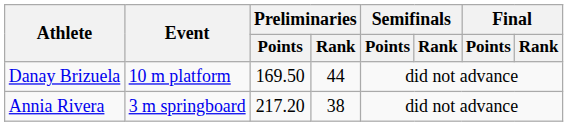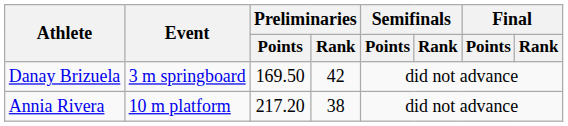(180, 76) 10 m platform -> (187, 76) 3 m springboard
(336, 76) 44 -> (336, 76) 42
(187, 106) 3 m springboard -> (180, 106) 10 m platform
